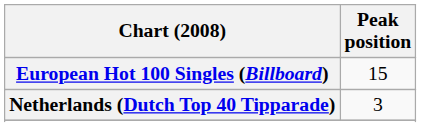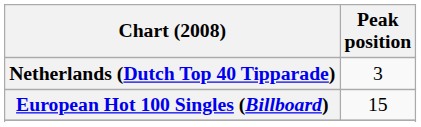rows swapped: (172, 73) <-> (172, 104)
